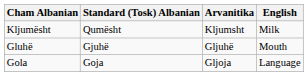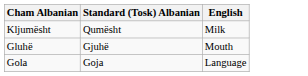- column: (229, 12)
